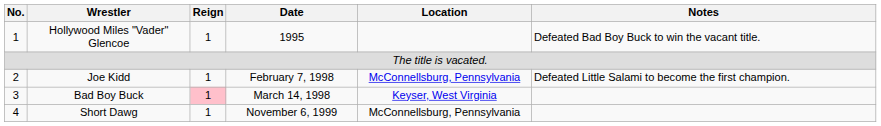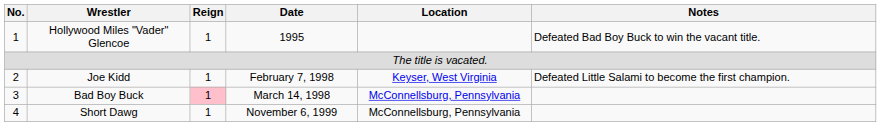(444, 78) McConnellsburg, Pennsylvania -> (444, 78) Keyser, West Virginia
(444, 95) Keyser, West Virginia -> (444, 95) McConnellsburg, Pennsylvania
